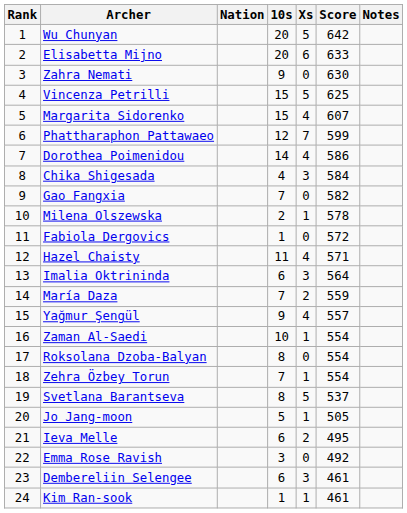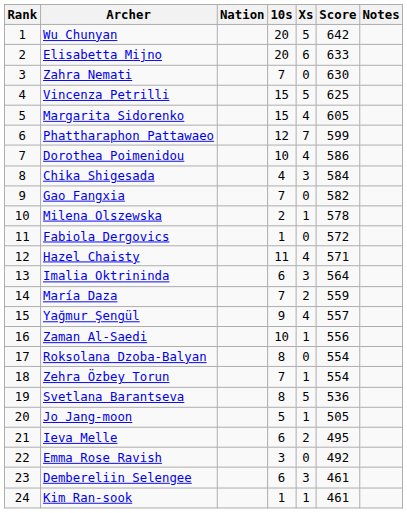(282, 75) 9 -> (282, 75) 7
(338, 115) 607 -> (338, 115) 605
(282, 155) 14 -> (282, 155) 10
(338, 337) 554 -> (338, 337) 556
(338, 397) 537 -> (338, 397) 536
